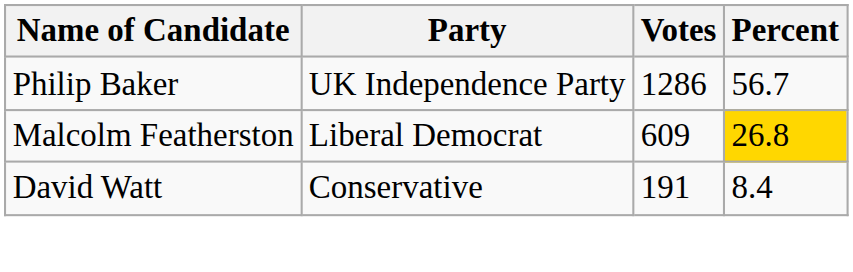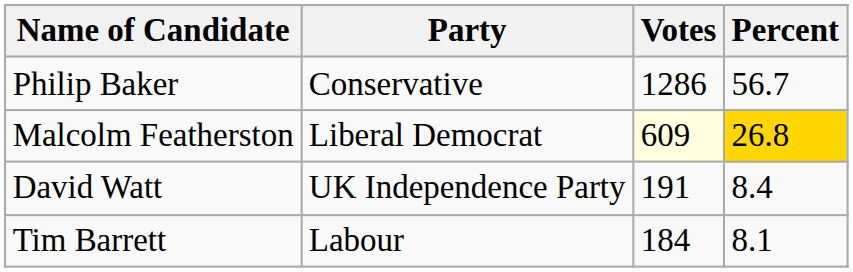(467, 82) UK Independence Party -> (396, 82) Conservative
(665, 135) no background -> (665, 135) lightyellow background
(396, 187) Conservative -> (467, 187) UK Independence Party
+ row: (89, 239)
